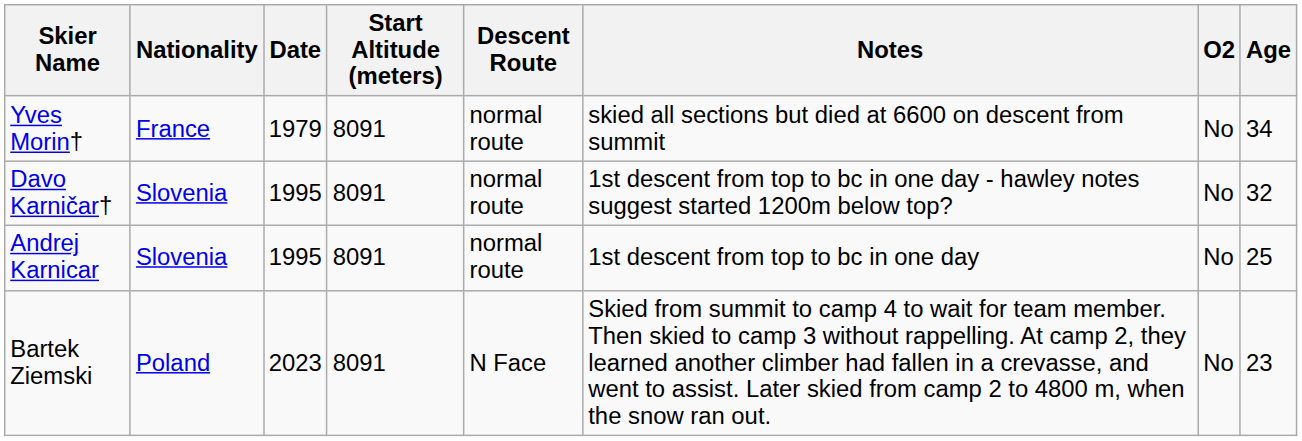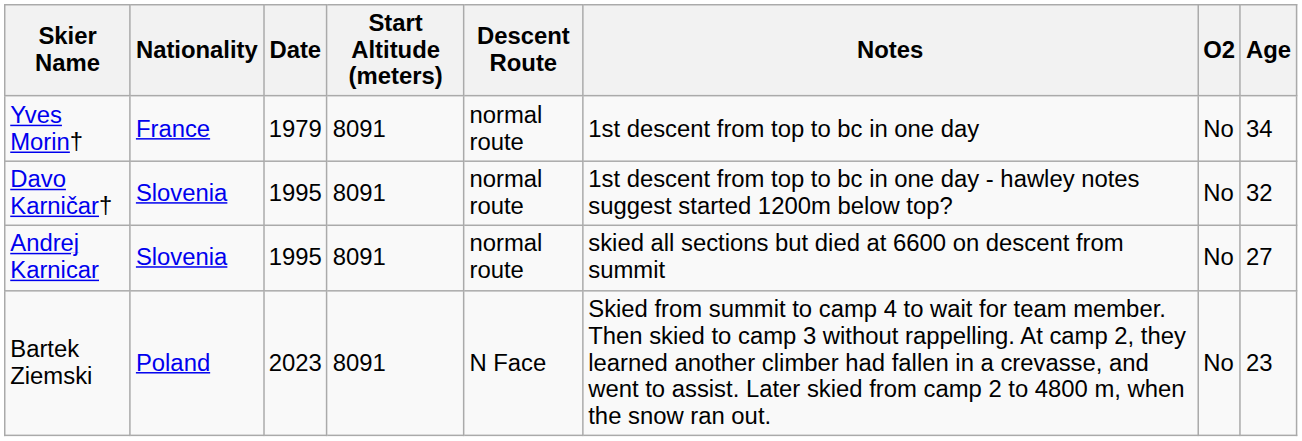(856, 128) skied all sections but died at 6600 on descent from summit -> (784, 128) 1st descent from top to bc in one day
(784, 257) 1st descent from top to bc in one day -> (856, 257) skied all sections but died at 6600 on descent from summit
(1259, 257) 25 -> (1259, 257) 27
